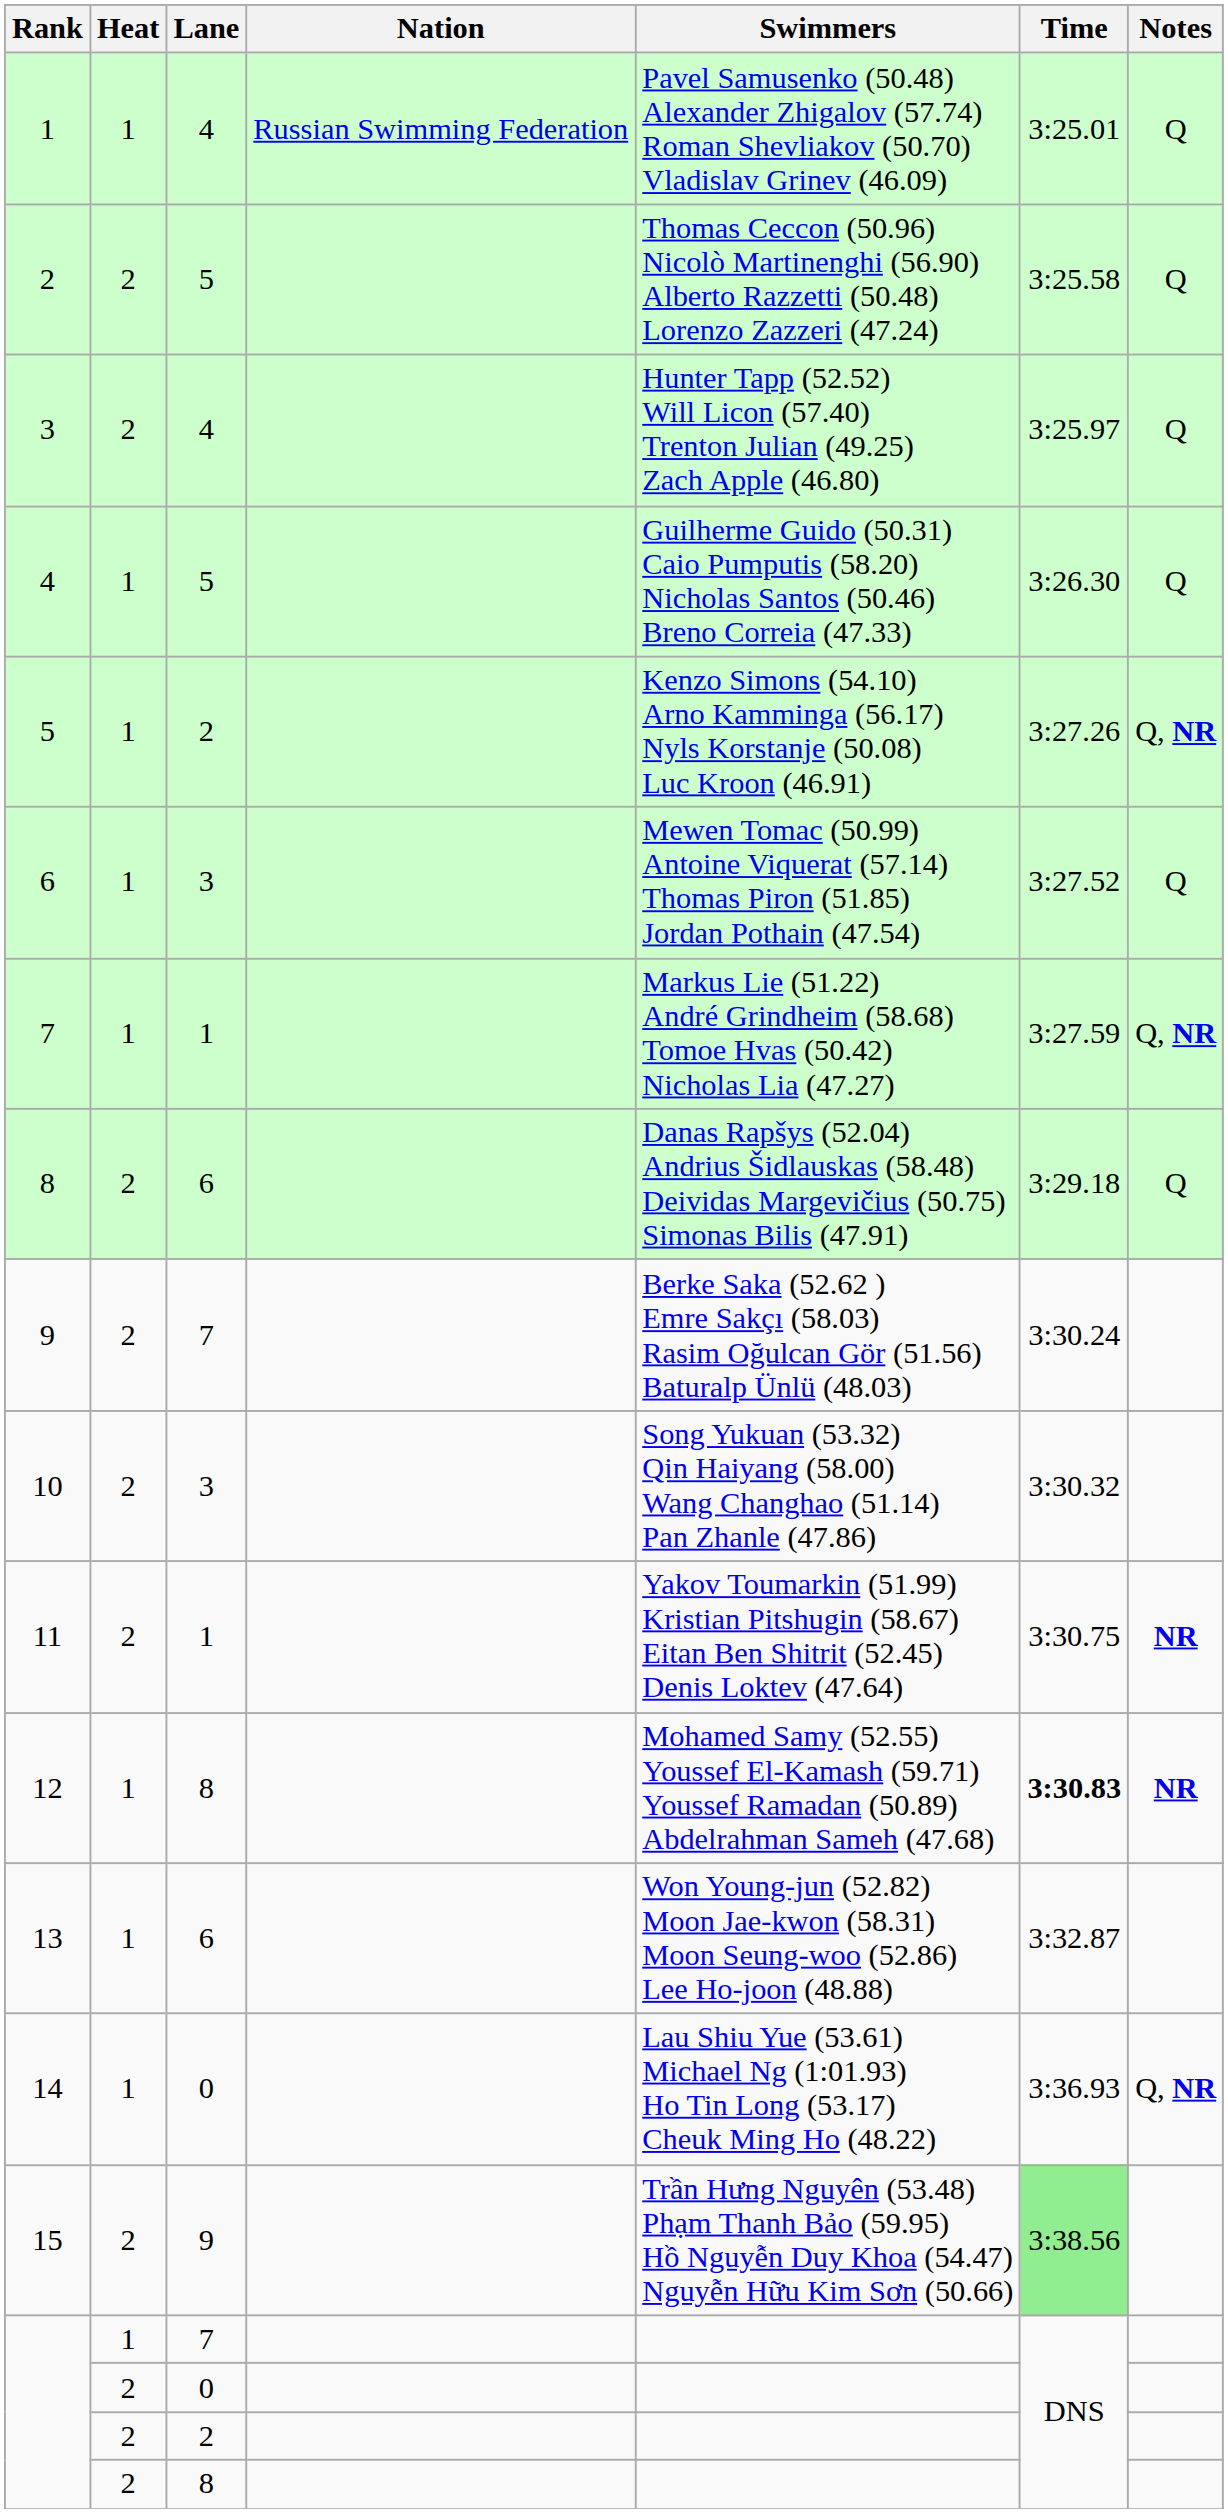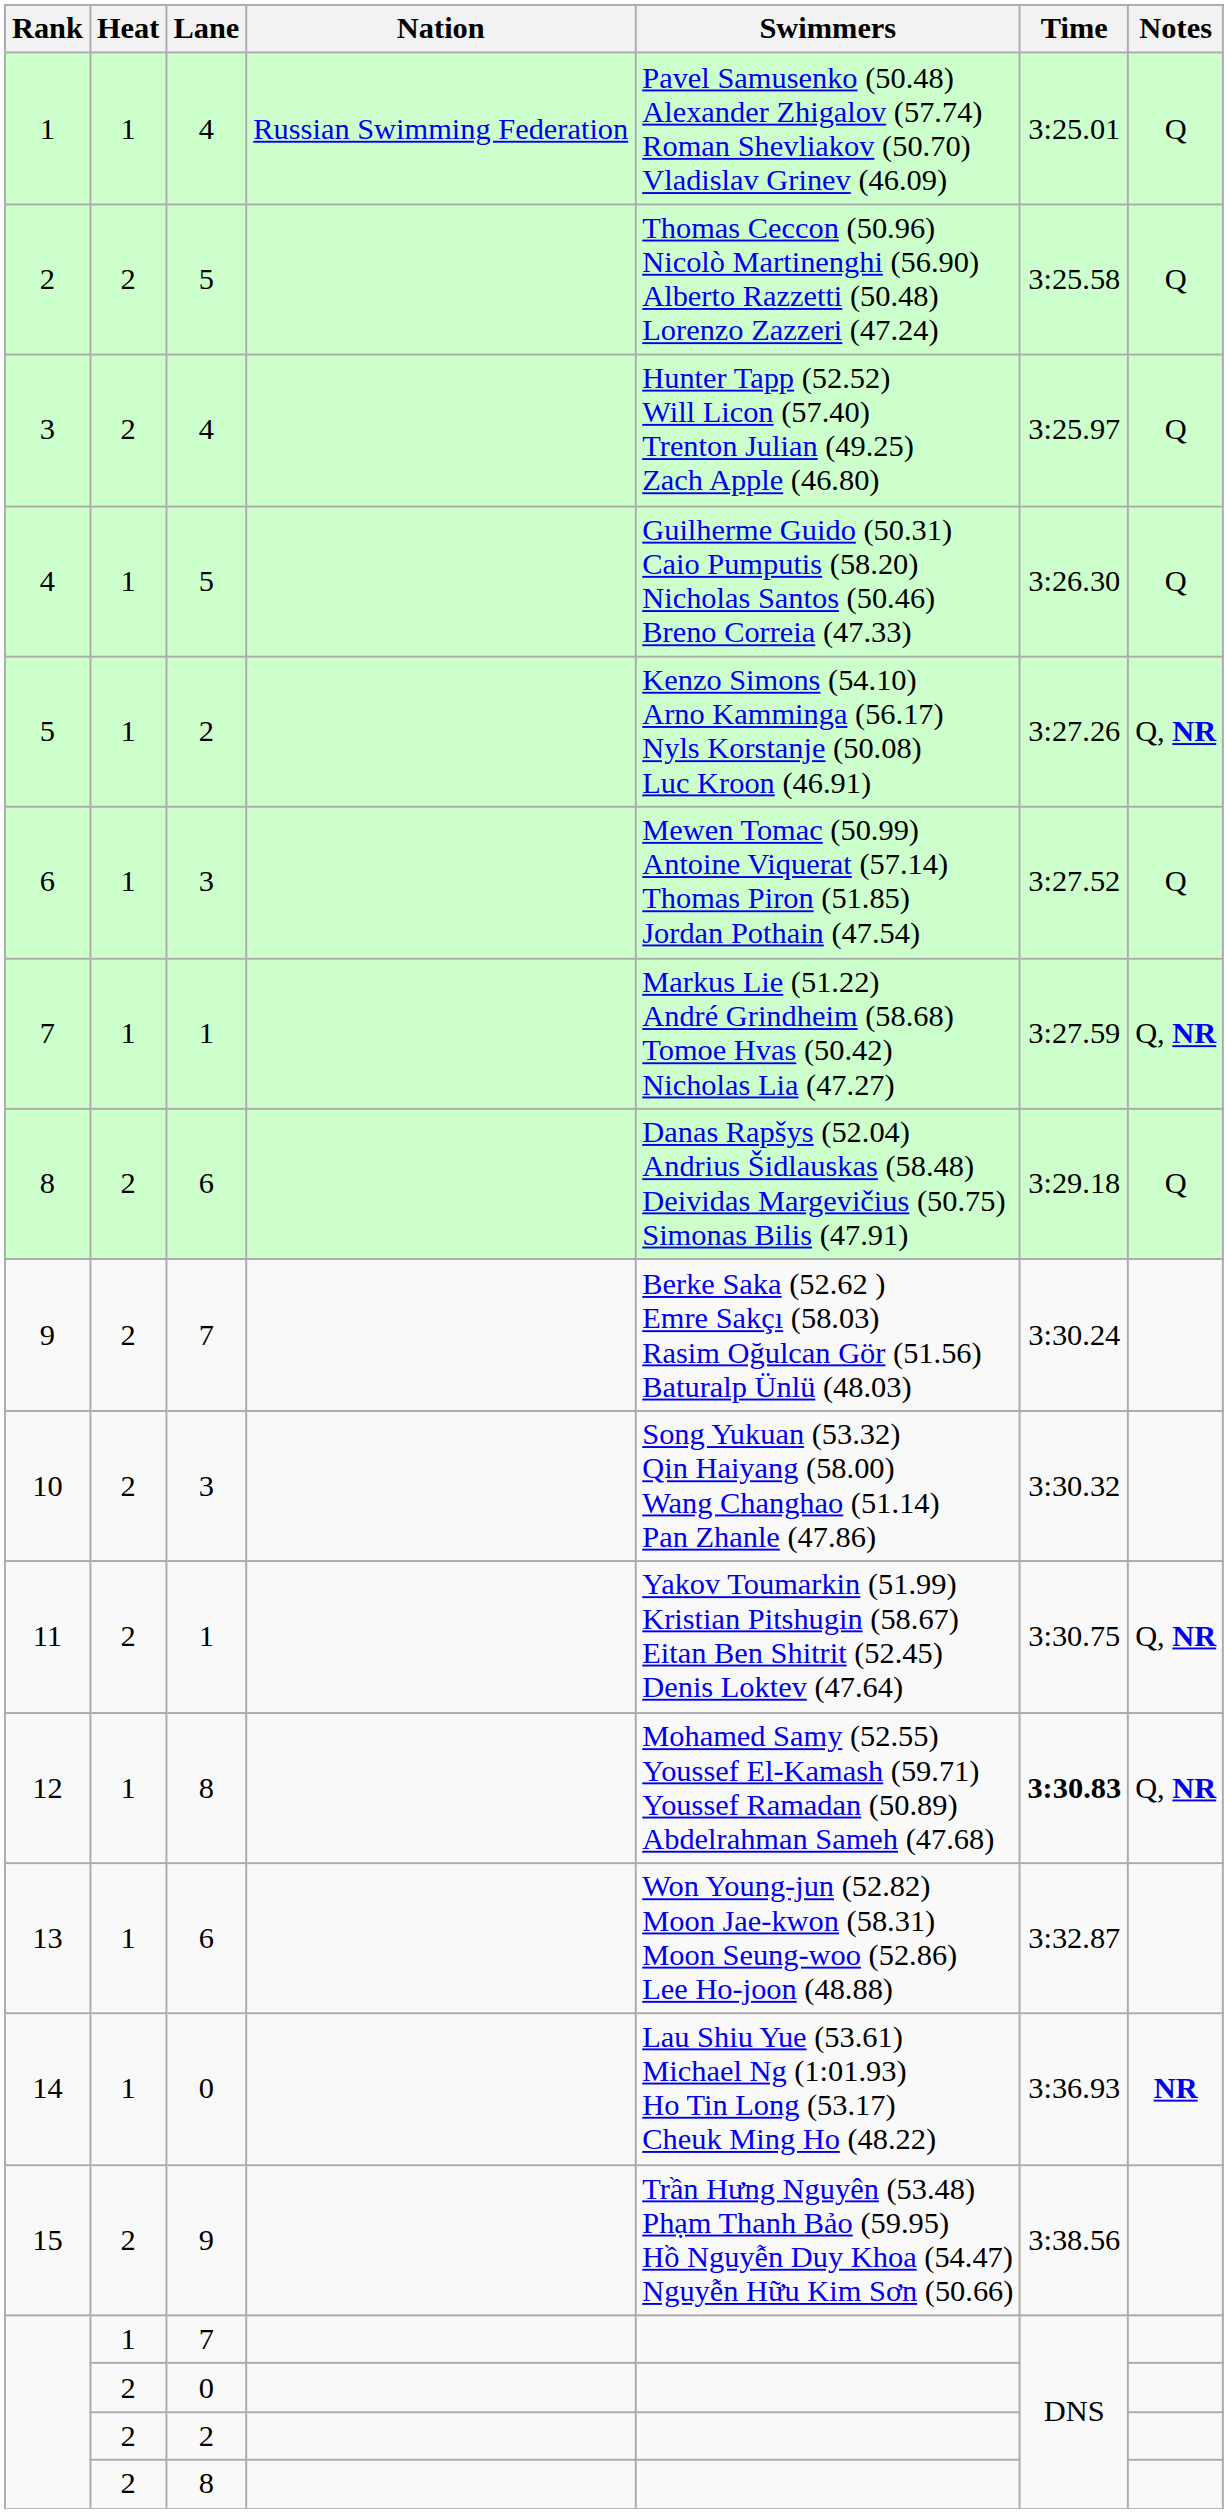(1176, 1636) NR -> (1176, 1636) Q, NR
(1176, 1787) NR -> (1176, 1787) Q, NR
(1176, 2088) Q, NR -> (1176, 2088) NR
(1074, 2239) lightgreen background -> (1074, 2239) no background
